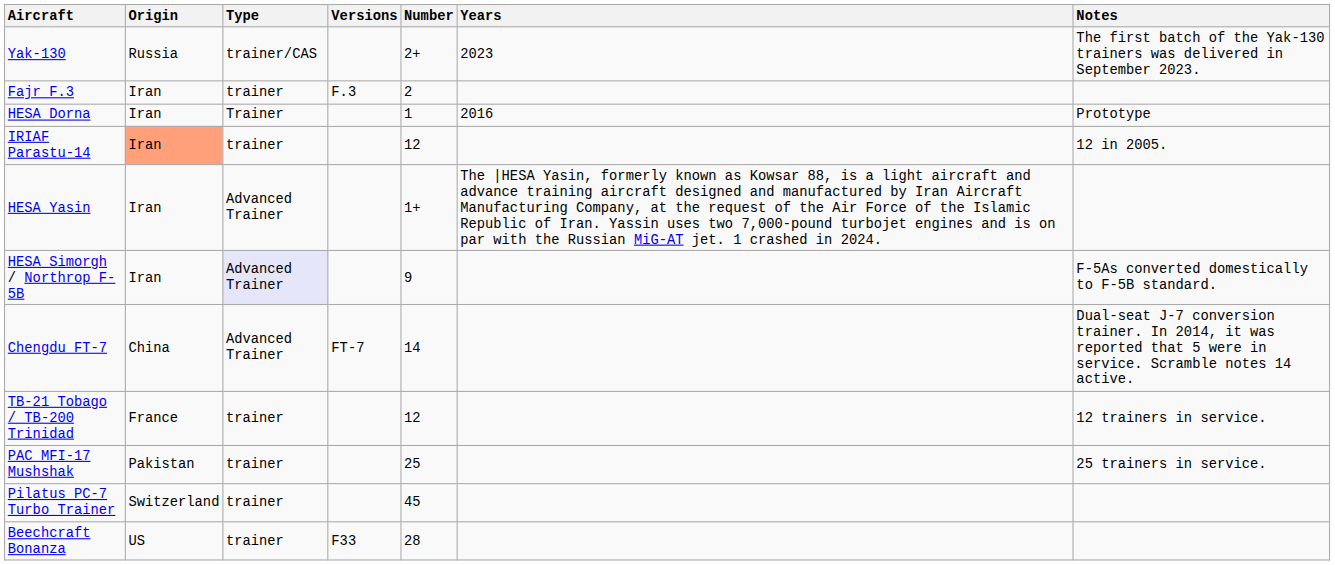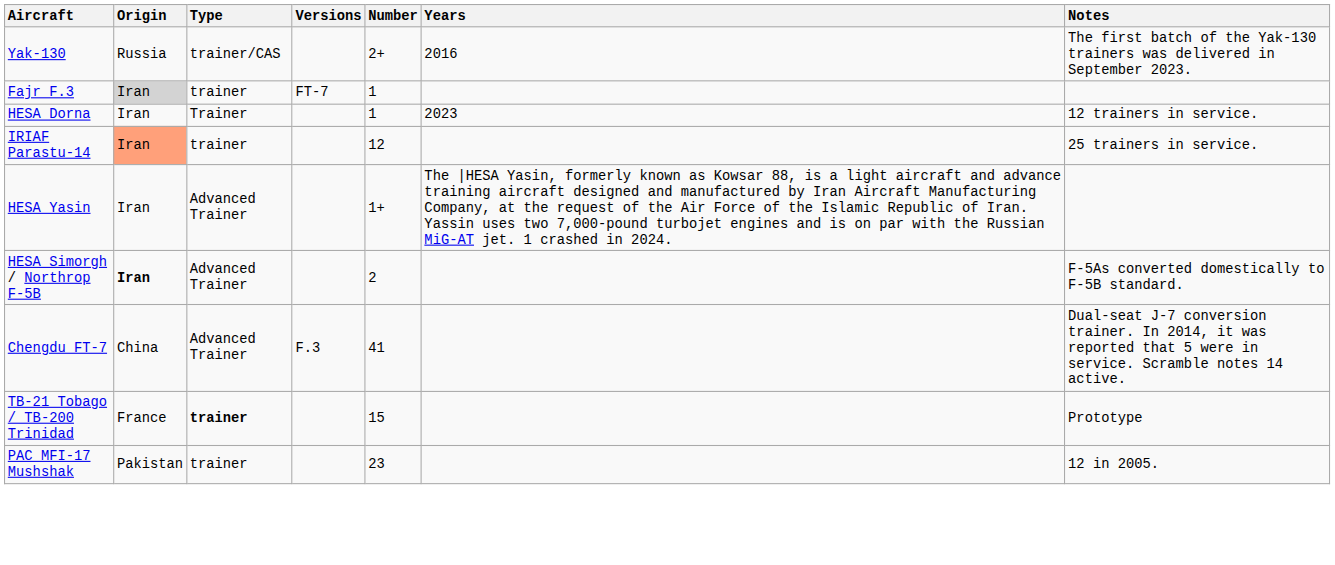(477, 54) 2023 -> (441, 54) 2016
(145, 92) no background -> (133, 92) lightgrey background
(344, 92) F.3 -> (312, 92) FT-7
(408, 92) 2 -> (372, 92) 1
(477, 115) 2016 -> (441, 115) 2023
(1114, 115) Prototype -> (1163, 115) 12 trainers in service.
(1122, 145) 12 in 2005. -> (1163, 145) 25 trainers in service.
(145, 278) normal -> (133, 278) bold
(259, 278) lavender background -> (223, 278) no background
(408, 278) 9 -> (372, 278) 2
(348, 348) FT-7 -> (308, 348) F.3
(412, 348) 14 -> (376, 348) 41
(255, 418) normal -> (219, 418) bold
(412, 418) 12 -> (376, 418) 15
(1171, 418) 12 trainers in service. -> (1105, 418) Prototype
(412, 464) 25 -> (376, 464) 23
(1171, 464) 25 trainers in service. -> (1114, 464) 12 in 2005.
- row: (62, 503)
- row: (49, 541)
